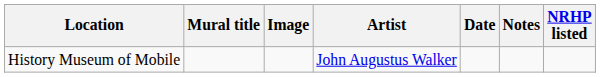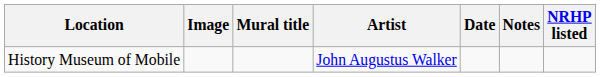columns swapped: (224, 25) <-> (288, 25)
